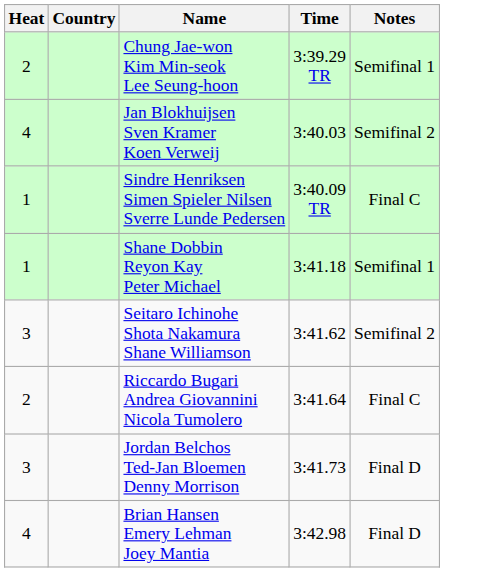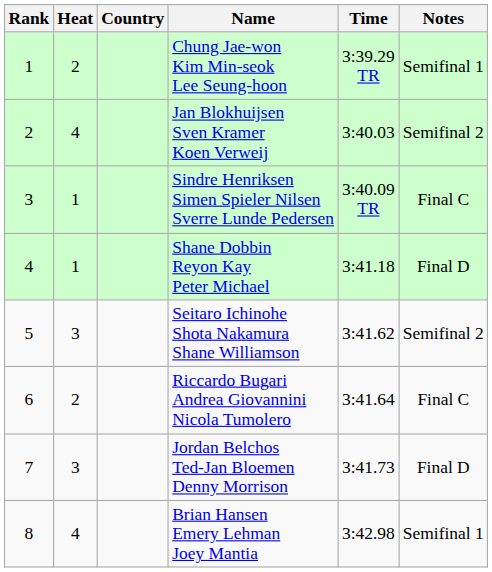+ column: (29, 18)
(395, 266) Semifinal 1 -> (443, 266) Final D
(395, 533) Final D -> (443, 533) Semifinal 1
